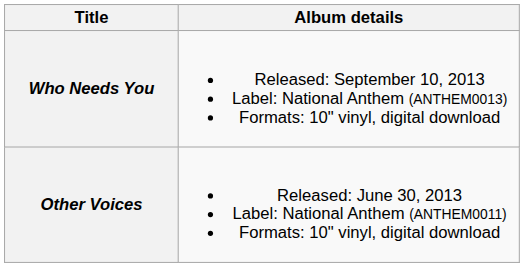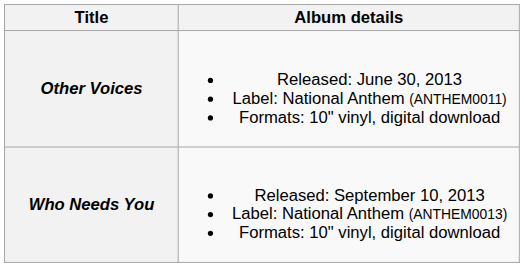rows swapped: (92, 204) <-> (92, 88)
